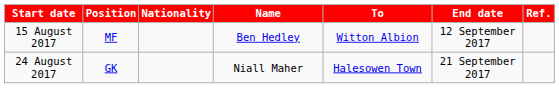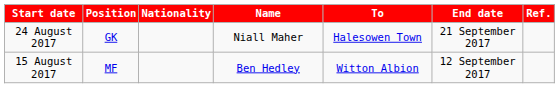rows swapped: (44, 37) <-> (44, 67)
